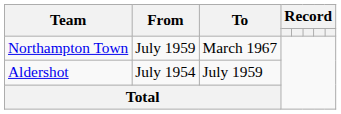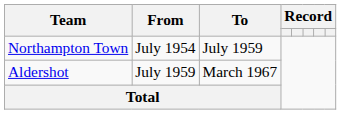(165, 48) July 1959 -> (165, 48) July 1954
(240, 48) March 1967 -> (233, 48) July 1959
(165, 72) July 1954 -> (165, 72) July 1959
(233, 72) July 1959 -> (240, 72) March 1967
